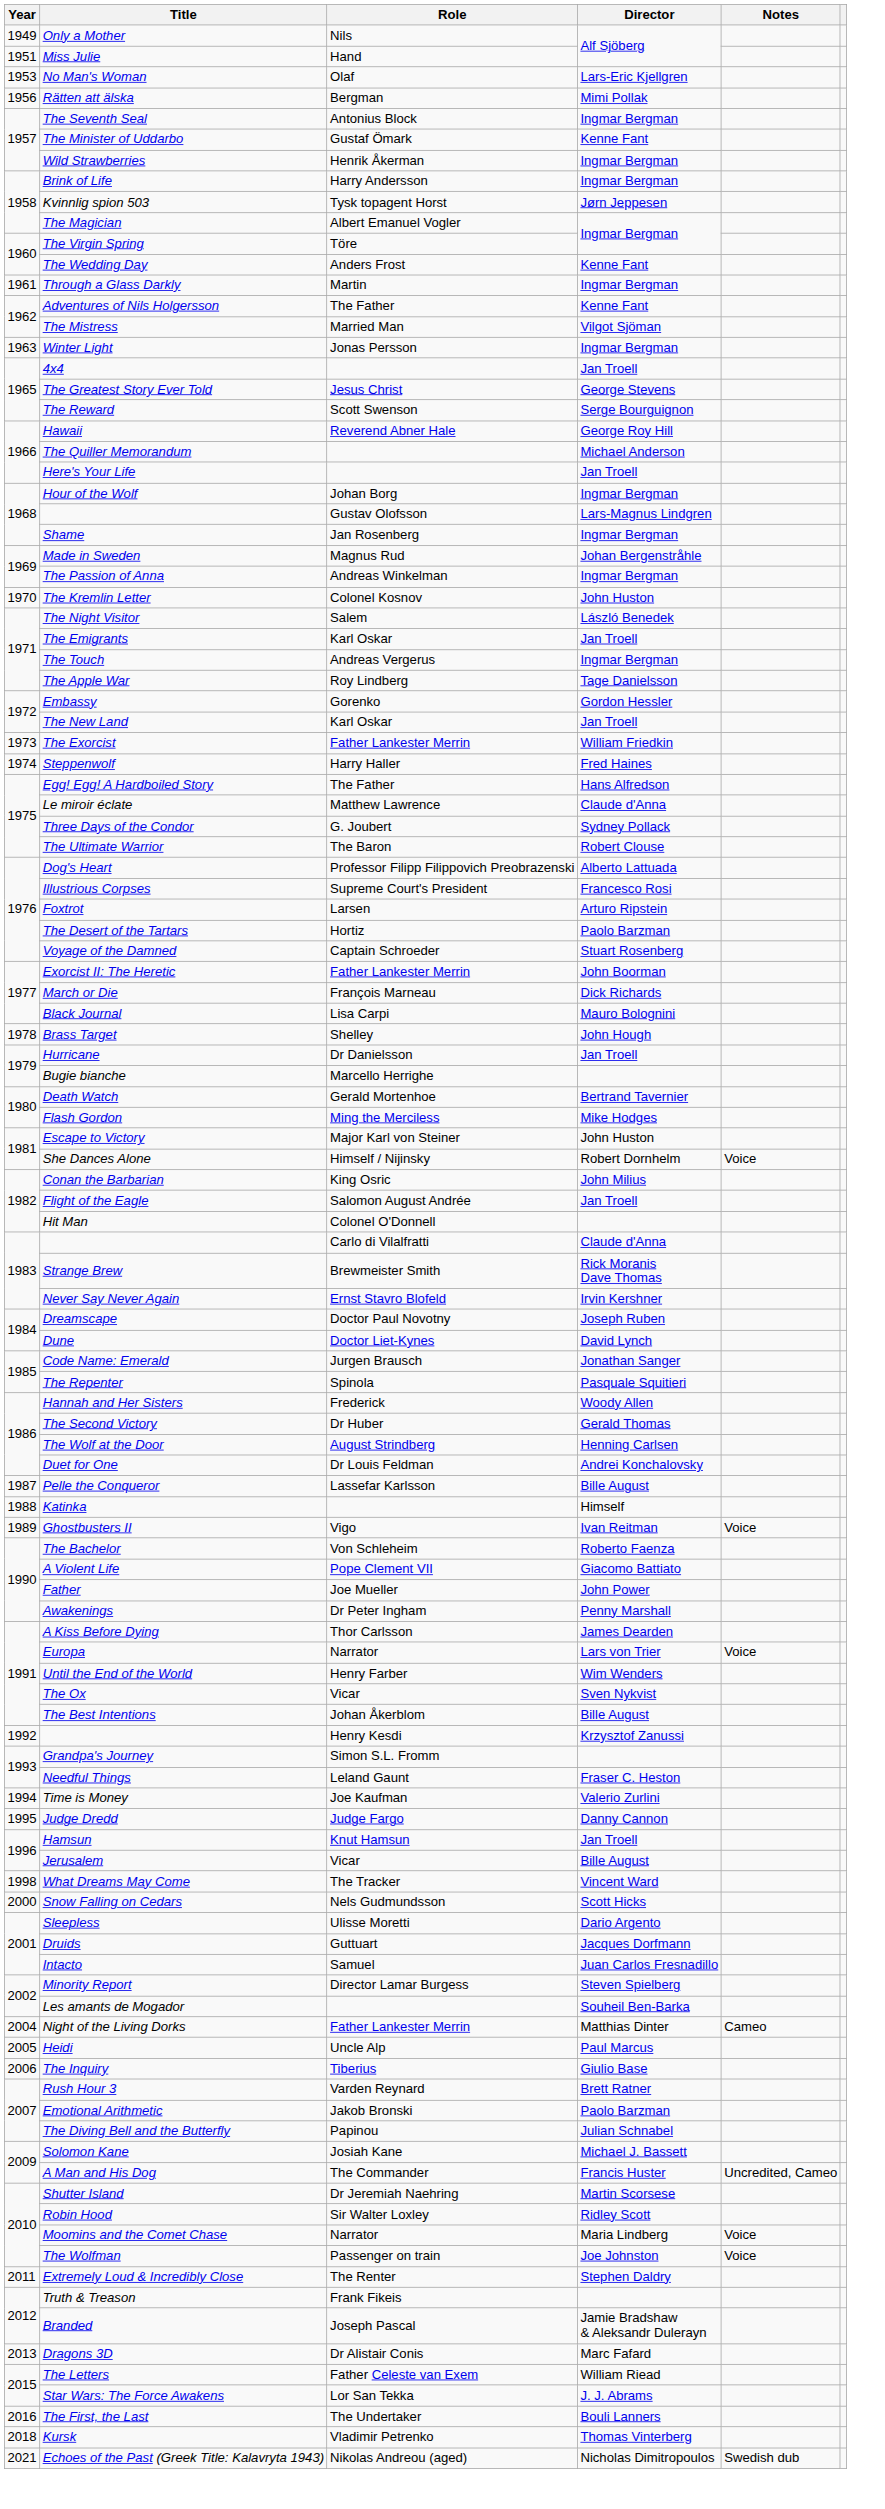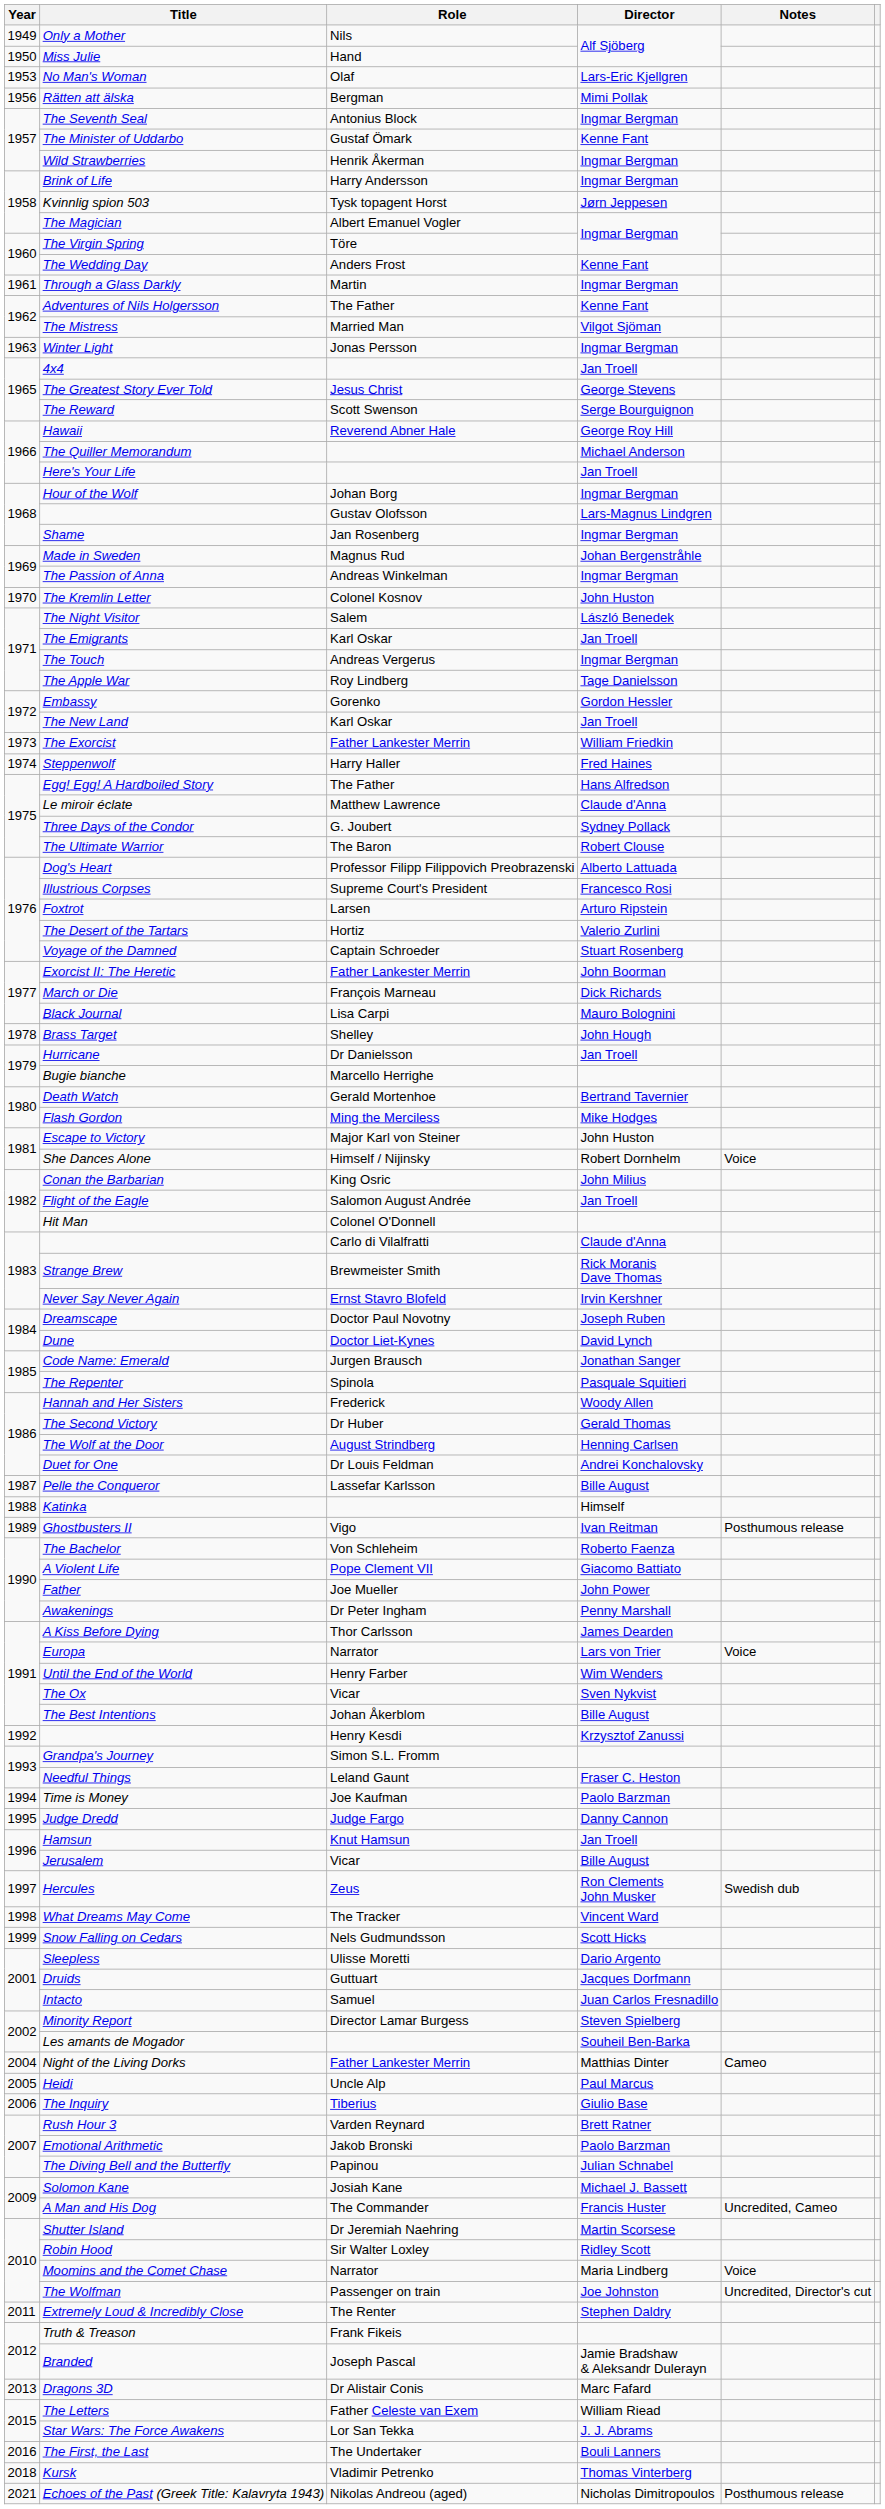(22, 56) 1951 -> (22, 56) 1950
(625, 930) Paolo Barzman -> (620, 930) Valerio Zurlini
(740, 1527) Voice -> (784, 1527) Posthumous release
(620, 1798) Valerio Zurlini -> (625, 1798) Paolo Barzman
+ row: (69, 1888)
(22, 1902) 2000 -> (22, 1937) 1999
(740, 2256) Voice -> (798, 2291) Uncredited, Director's cut
(762, 2458) Swedish dub -> (784, 2493) Posthumous release
